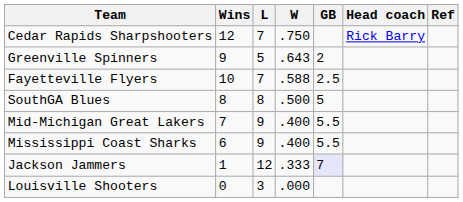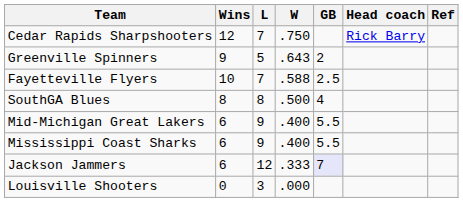(320, 101) 5 -> (320, 101) 4
(223, 122) 7 -> (223, 122) 6
(223, 165) 1 -> (223, 165) 6
